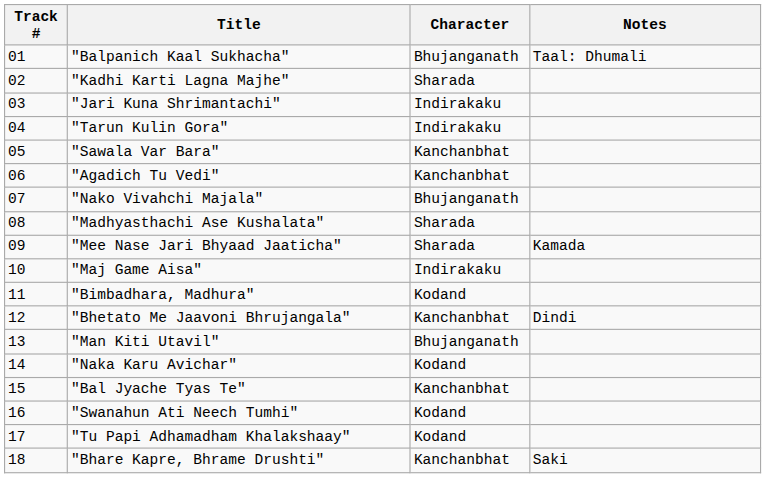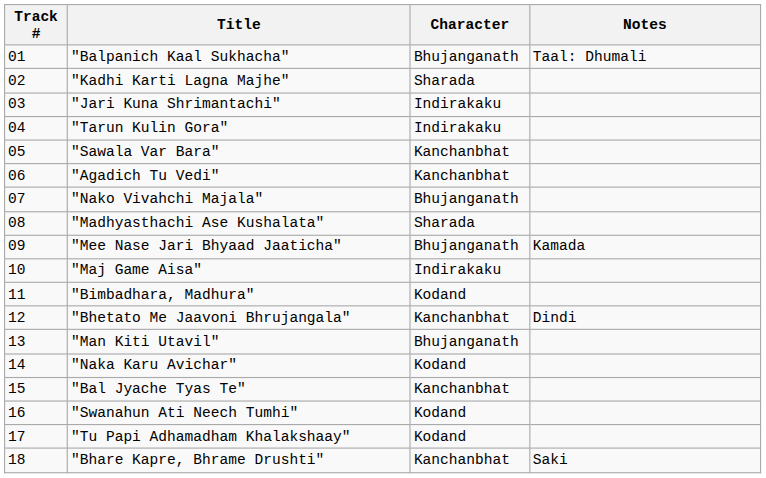(444, 247) Sharada -> (466, 247) Bhujanganath
